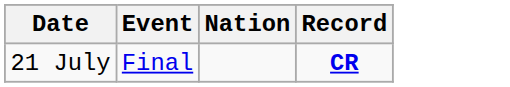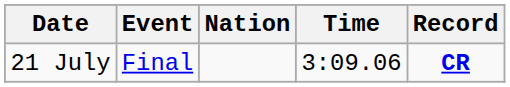+ column: (351, 24)
